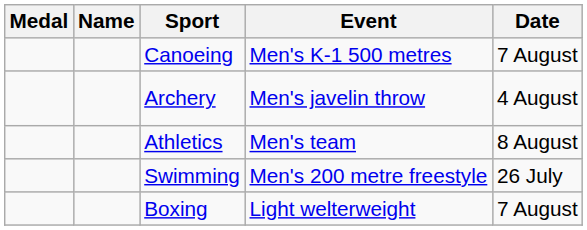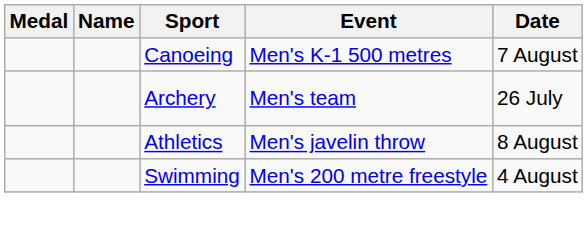(337, 99) Men's javelin throw -> (303, 99) Men's team
(537, 99) 4 August -> (530, 99) 26 July
(303, 143) Men's team -> (337, 143) Men's javelin throw
(530, 176) 26 July -> (537, 176) 4 August
- row: (176, 208)
